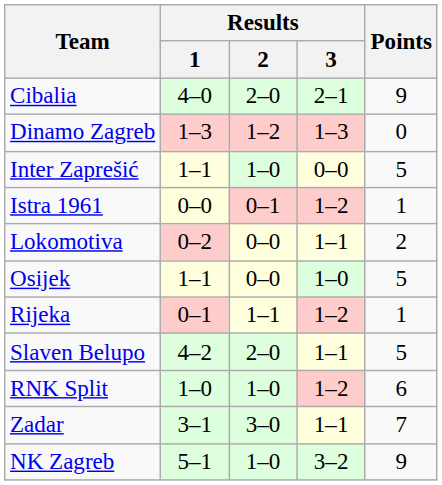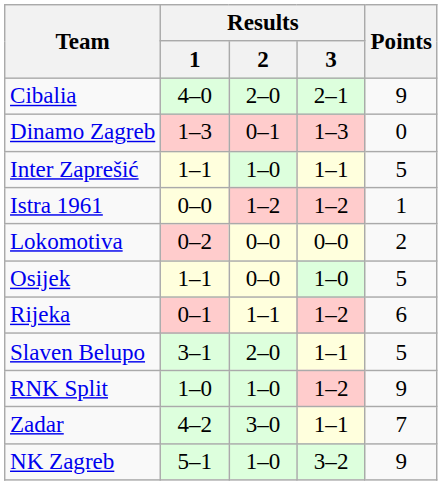(263, 132) 1–2 -> (263, 132) 0–1
(331, 168) 0–0 -> (331, 168) 1–1
(263, 205) 0–1 -> (263, 205) 1–2
(331, 242) 1–1 -> (331, 242) 0–0
(401, 315) 1 -> (401, 315) 6
(195, 351) 4–2 -> (195, 351) 3–1
(401, 388) 6 -> (401, 388) 9
(195, 424) 3–1 -> (195, 424) 4–2
